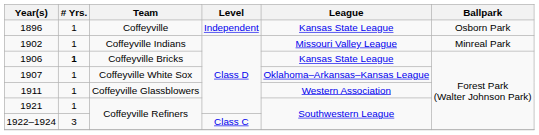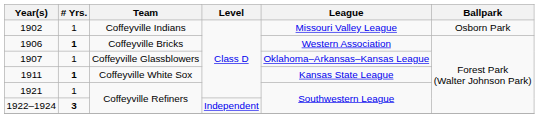- row: (31, 28)
(483, 44) Minreal Park -> (483, 28) Osborn Park
(346, 59) Kansas State League -> (346, 44) Western Association
(146, 75) Coffeyville White Sox -> (146, 59) Coffeyville Glassblowers
(74, 91) normal -> (74, 75) bold
(146, 91) Coffeyville Glassblowers -> (146, 75) Coffeyville White Sox
(346, 91) Western Association -> (346, 75) Kansas State League
(74, 122) normal -> (74, 106) bold
(231, 122) Class C -> (231, 106) Independent
